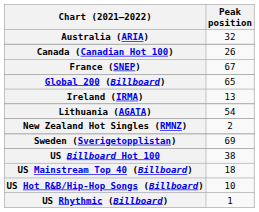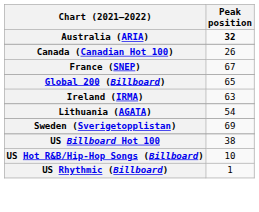(230, 37) normal -> (230, 37) bold
(230, 96) 13 -> (230, 96) 63
- row: (105, 126)
- row: (105, 171)
